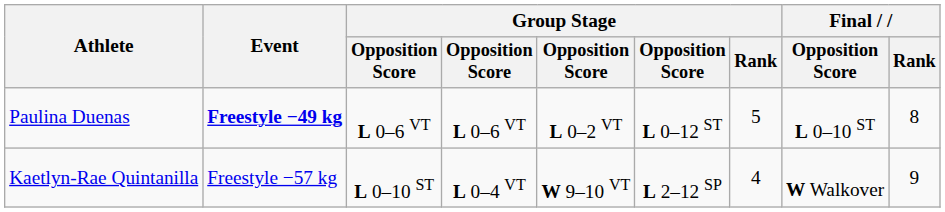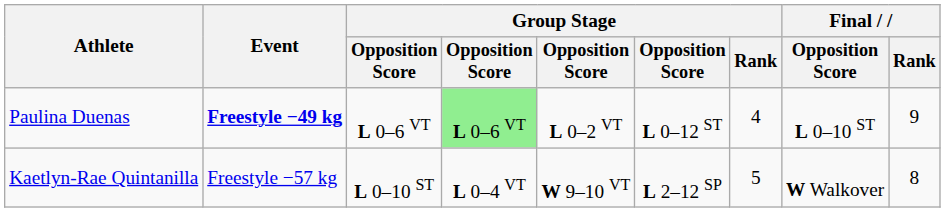(489, 129) no background -> (489, 129) lightgreen background
(756, 118) 5 -> (756, 118) 4
(914, 118) 8 -> (914, 118) 9
(756, 177) 4 -> (756, 177) 5
(914, 177) 9 -> (914, 177) 8
